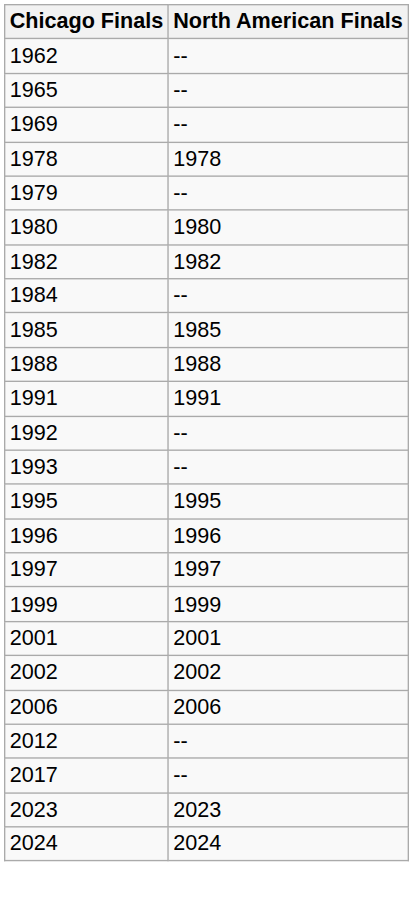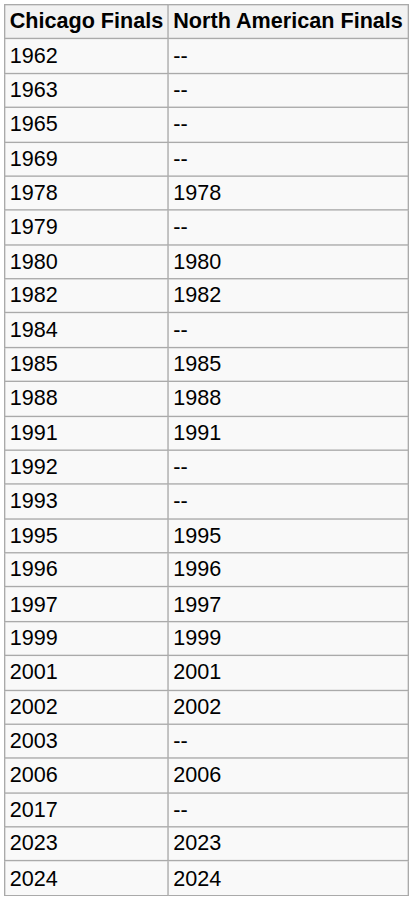+ row: (34, 90)
+ row: (34, 741)
- row: (34, 741)
